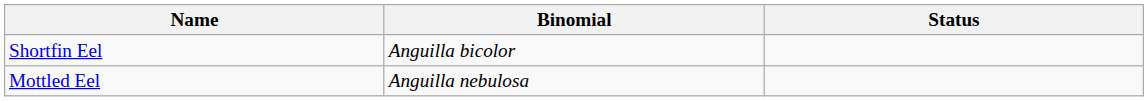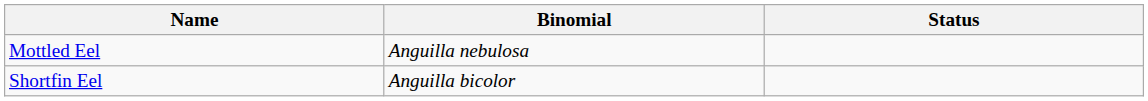rows swapped: (55, 80) <-> (56, 50)
